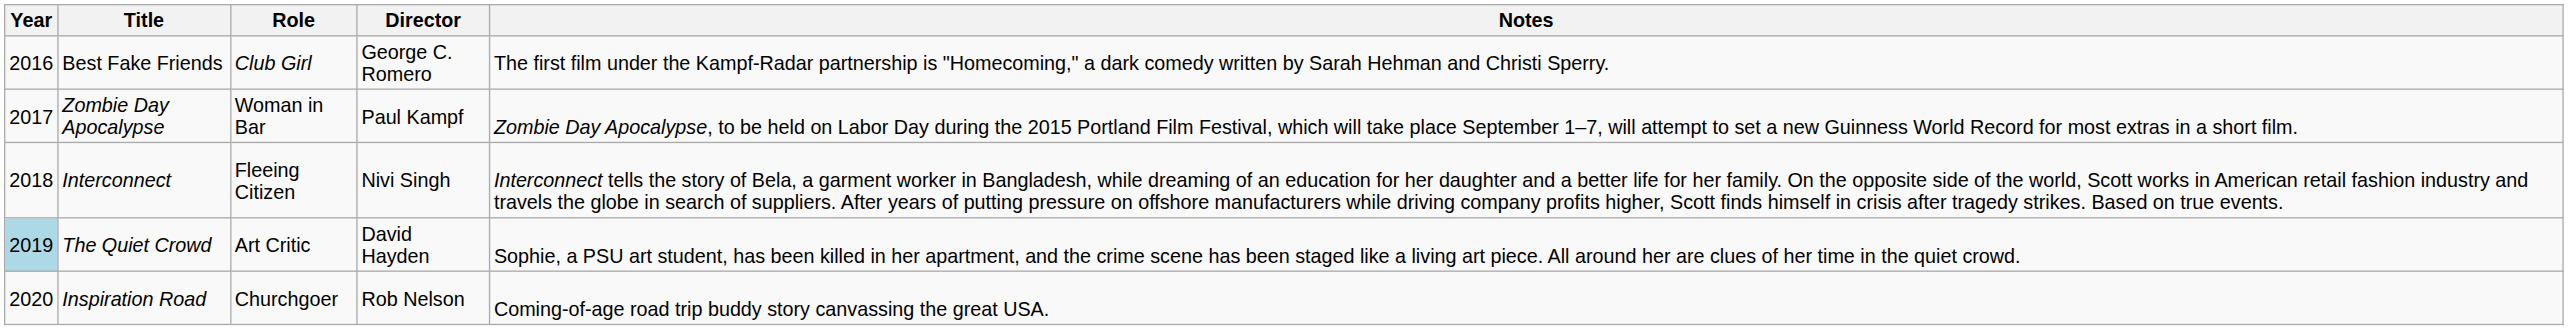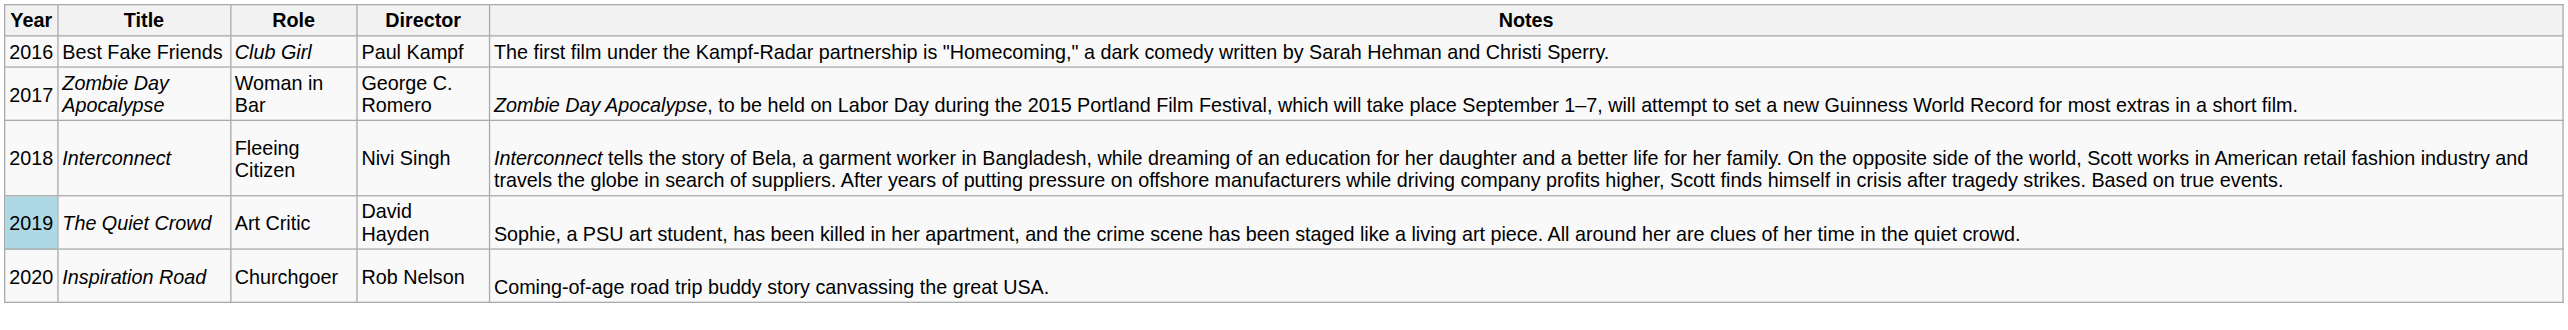(407, 63) George C. Romero -> (413, 52) Paul Kampf
(413, 116) Paul Kampf -> (407, 94) George C. Romero
